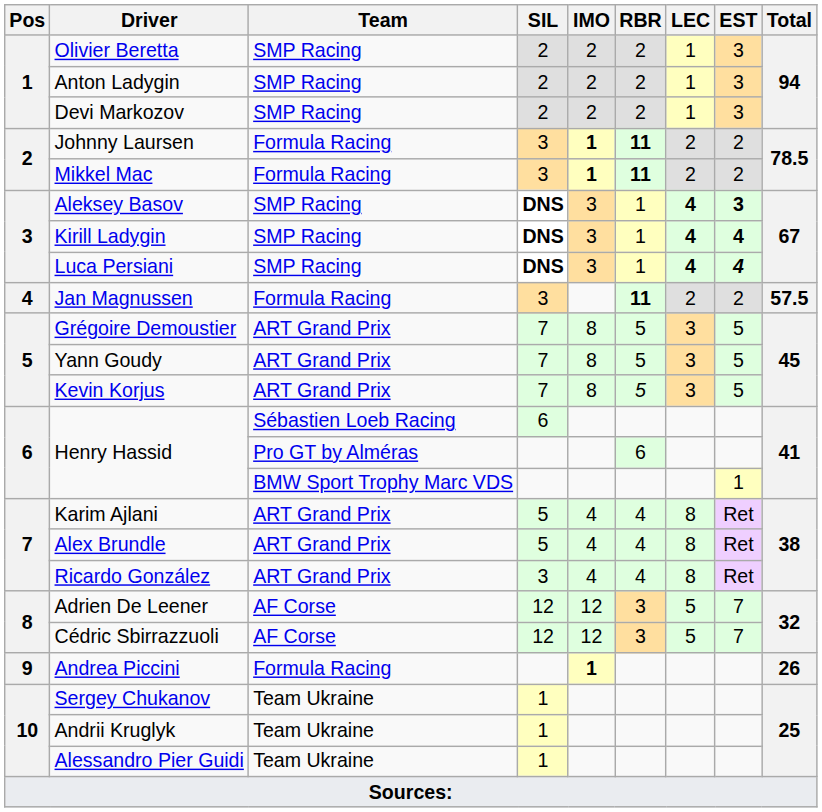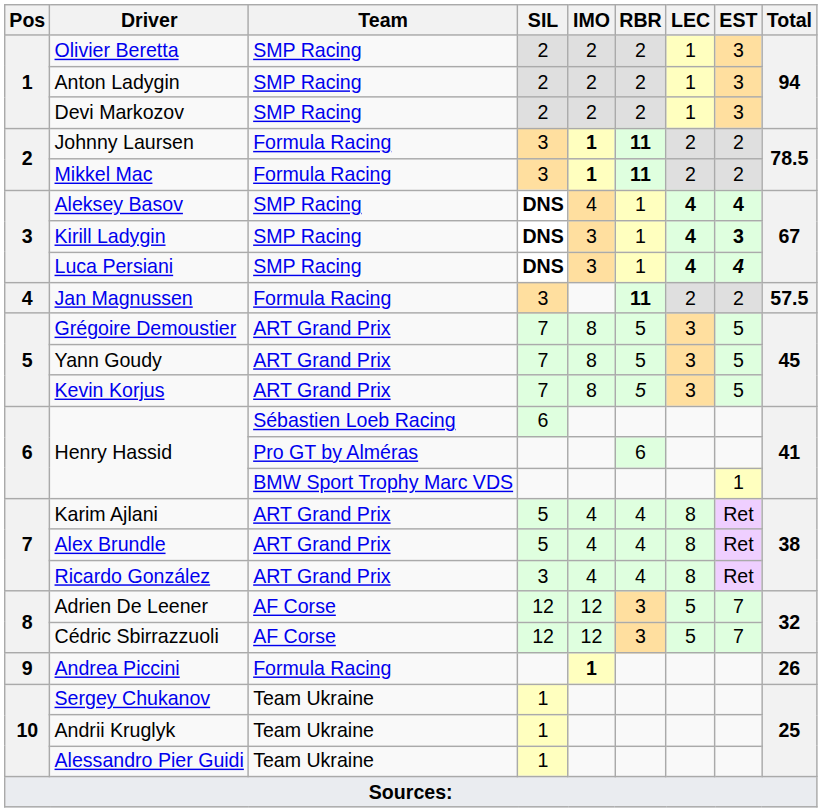(591, 205) 3 -> (591, 205) 4
(738, 205) 3 -> (738, 205) 4
(738, 236) 4 -> (738, 236) 3
